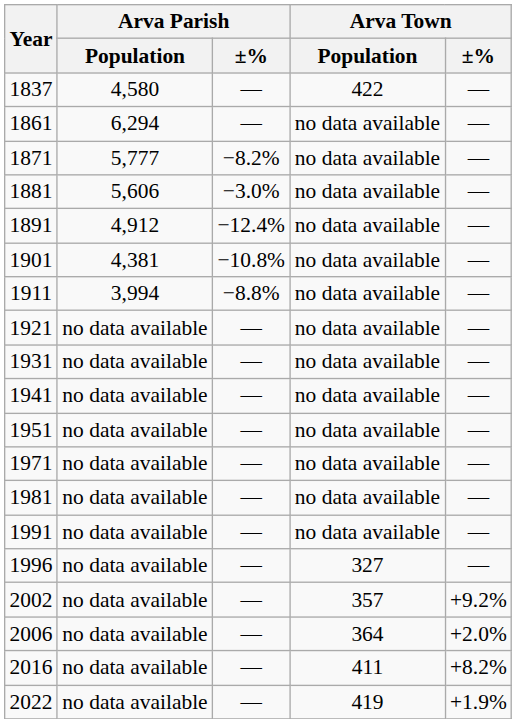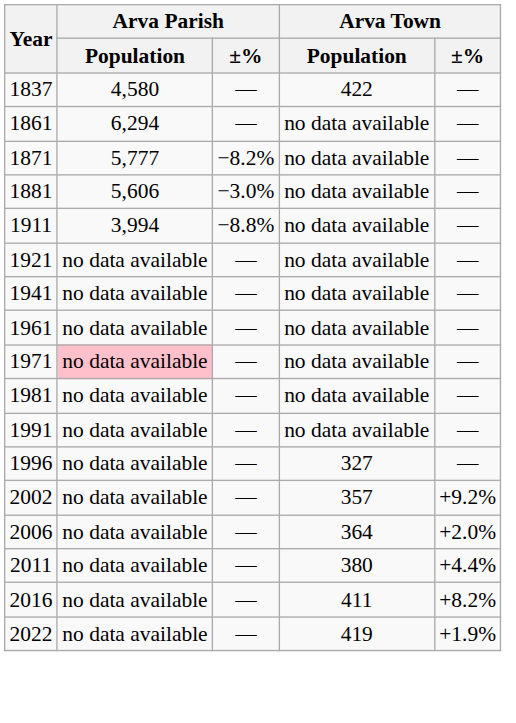- row: (31, 225)
- row: (31, 259)
- row: (31, 361)
- row: (31, 429)
+ row: (31, 327)
(135, 463) no background -> (135, 361) pink background
+ row: (31, 565)
